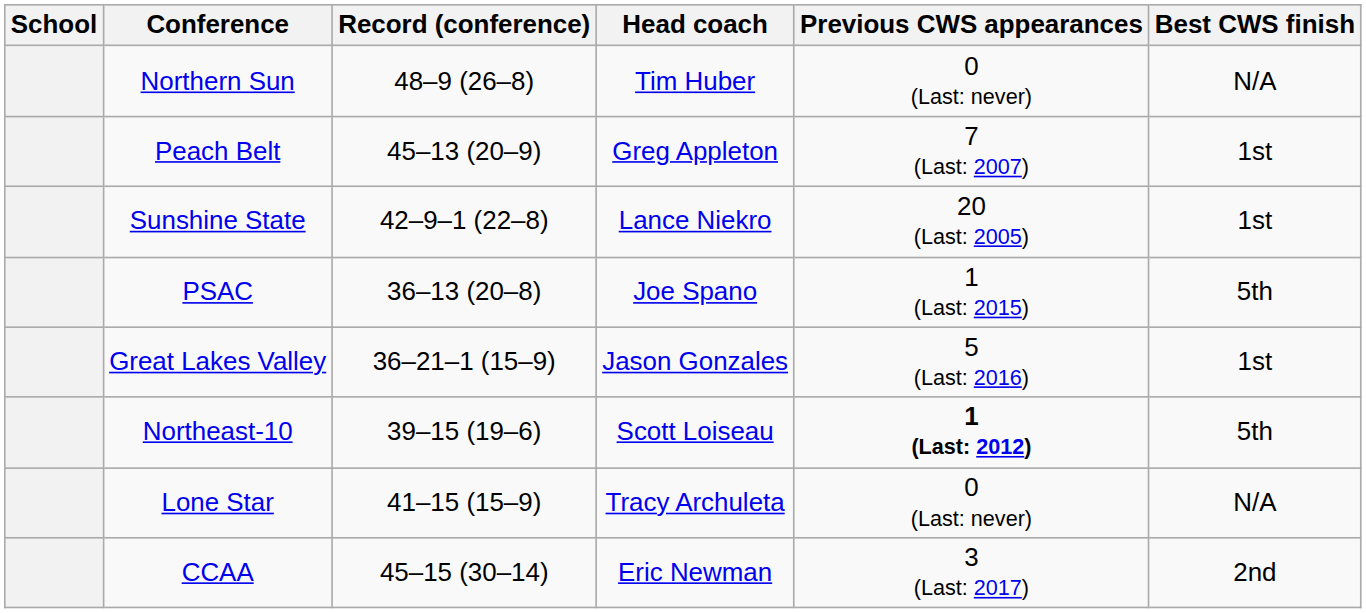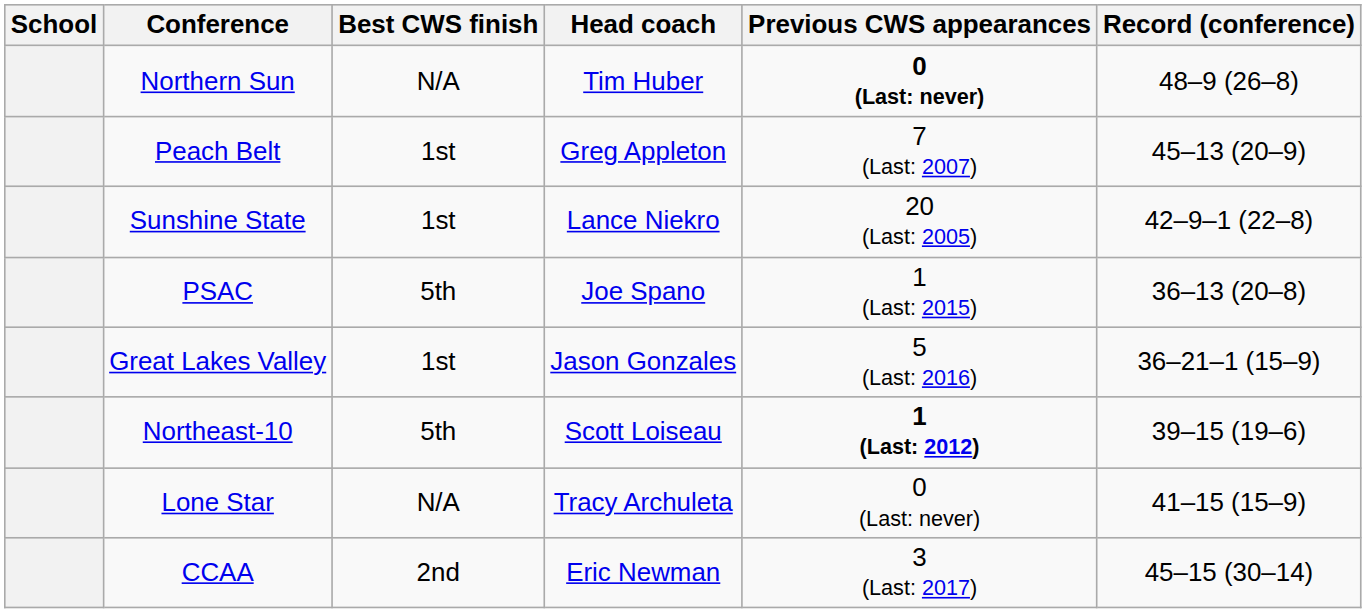columns swapped: (464, 25) <-> (1255, 25)
(971, 80) normal -> (920, 80) bold
